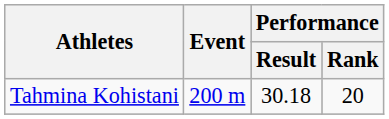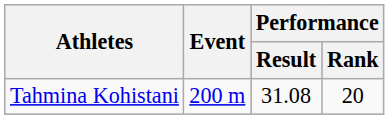(286, 96) 30.18 -> (286, 96) 31.08
